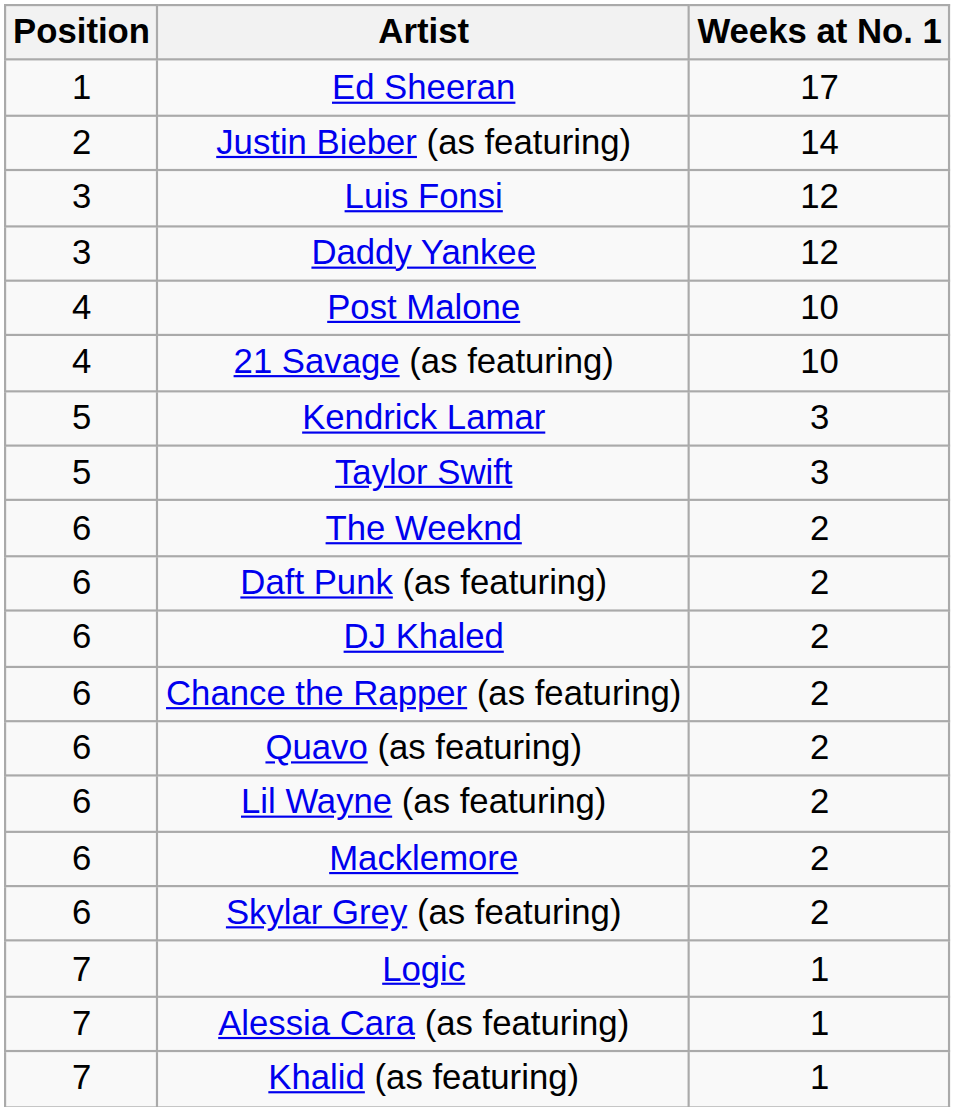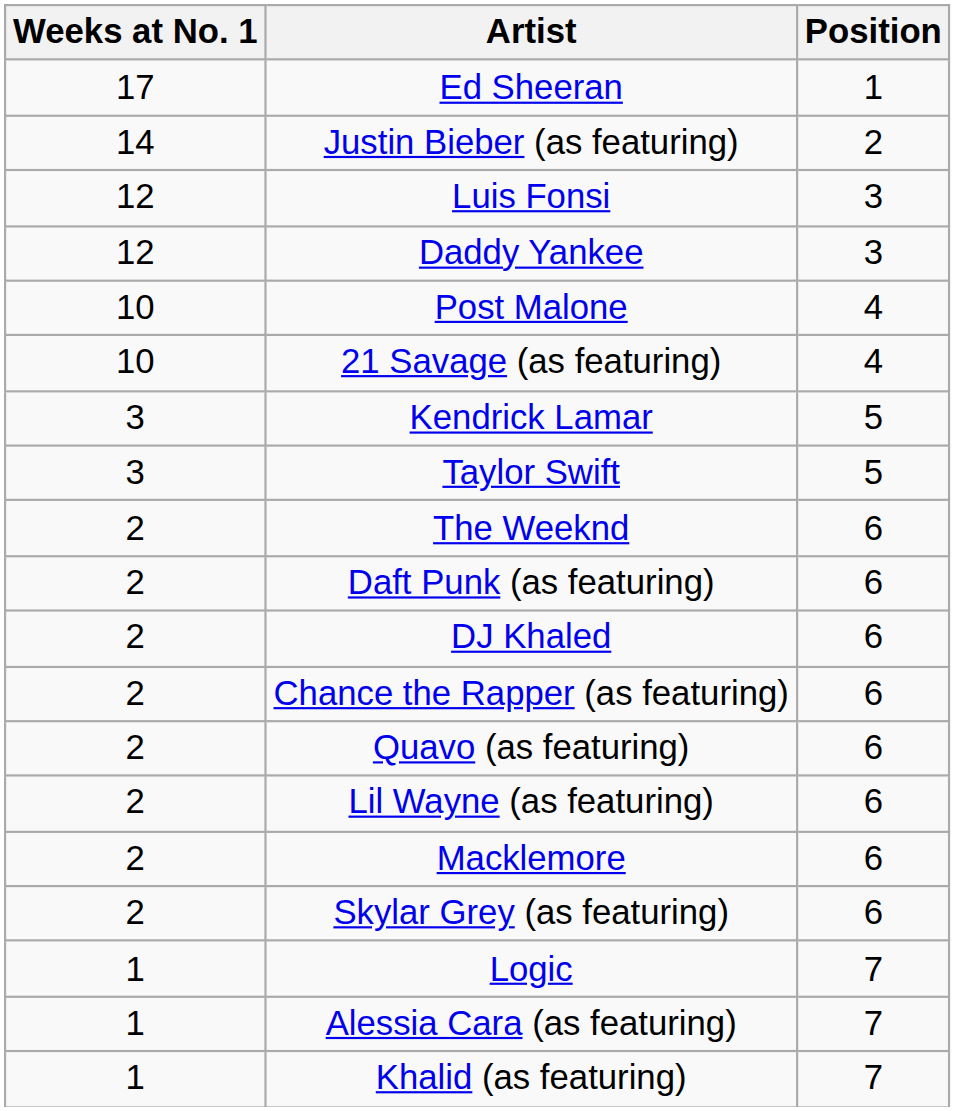columns swapped: (82, 32) <-> (820, 32)
